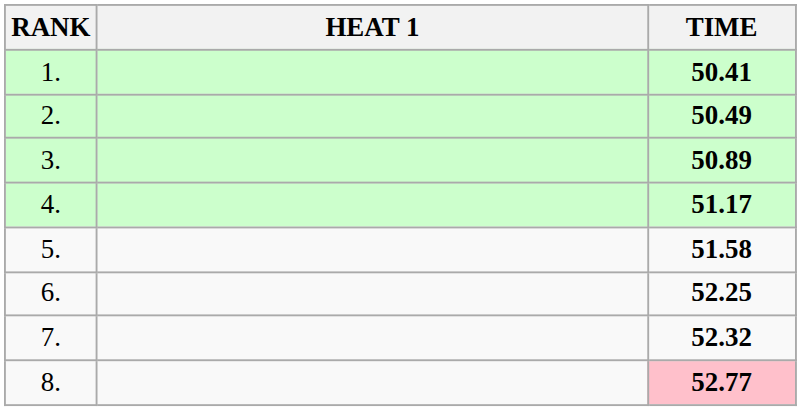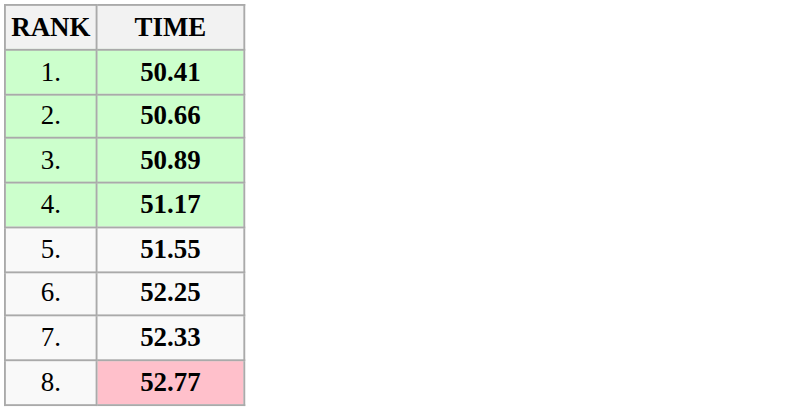- column: (372, 27)
(722, 115) 50.49 -> (170, 115) 50.66
(722, 249) 51.58 -> (170, 249) 51.55
(722, 337) 52.32 -> (170, 337) 52.33
